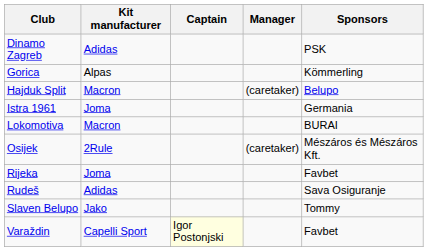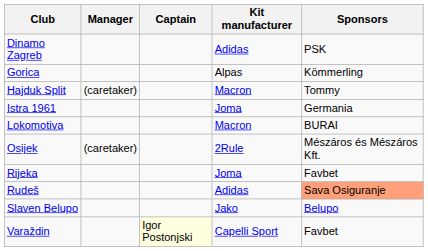columns swapped: (272, 19) <-> (126, 19)
(321, 90) Belupo -> (322, 90) Tommy
(345, 190) no background -> (345, 190) lightsalmon background
(322, 208) Tommy -> (321, 208) Belupo
